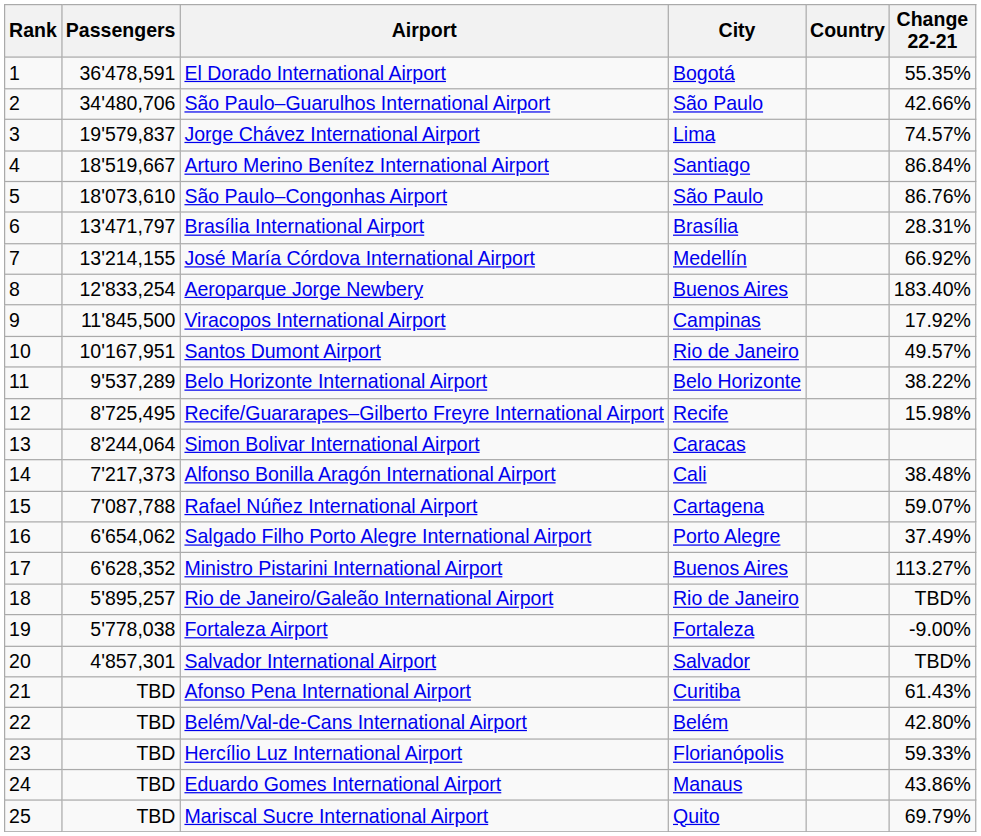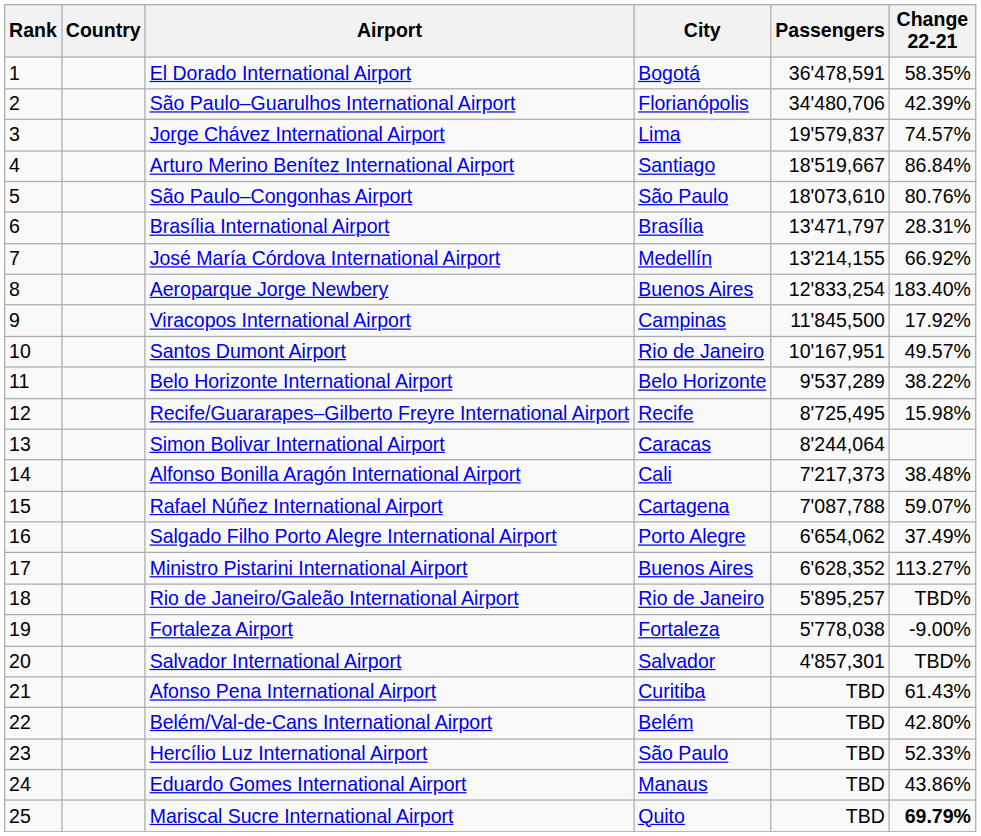columns swapped: (847, 30) <-> (121, 30)
(938, 72) 55.35% -> (938, 72) 58.35%
(718, 103) São Paulo -> (694, 103) Florianópolis
(938, 103) 42.66% -> (938, 103) 42.39%
(938, 196) 86.76% -> (938, 196) 80.76%
(728, 753) Florianópolis -> (683, 753) São Paulo
(938, 753) 59.33% -> (938, 753) 52.33%
(938, 815) normal -> (938, 815) bold
